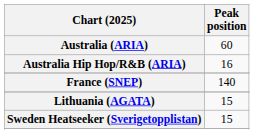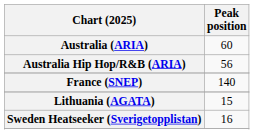(227, 63) 16 -> (227, 63) 56
(227, 119) 15 -> (227, 119) 16
